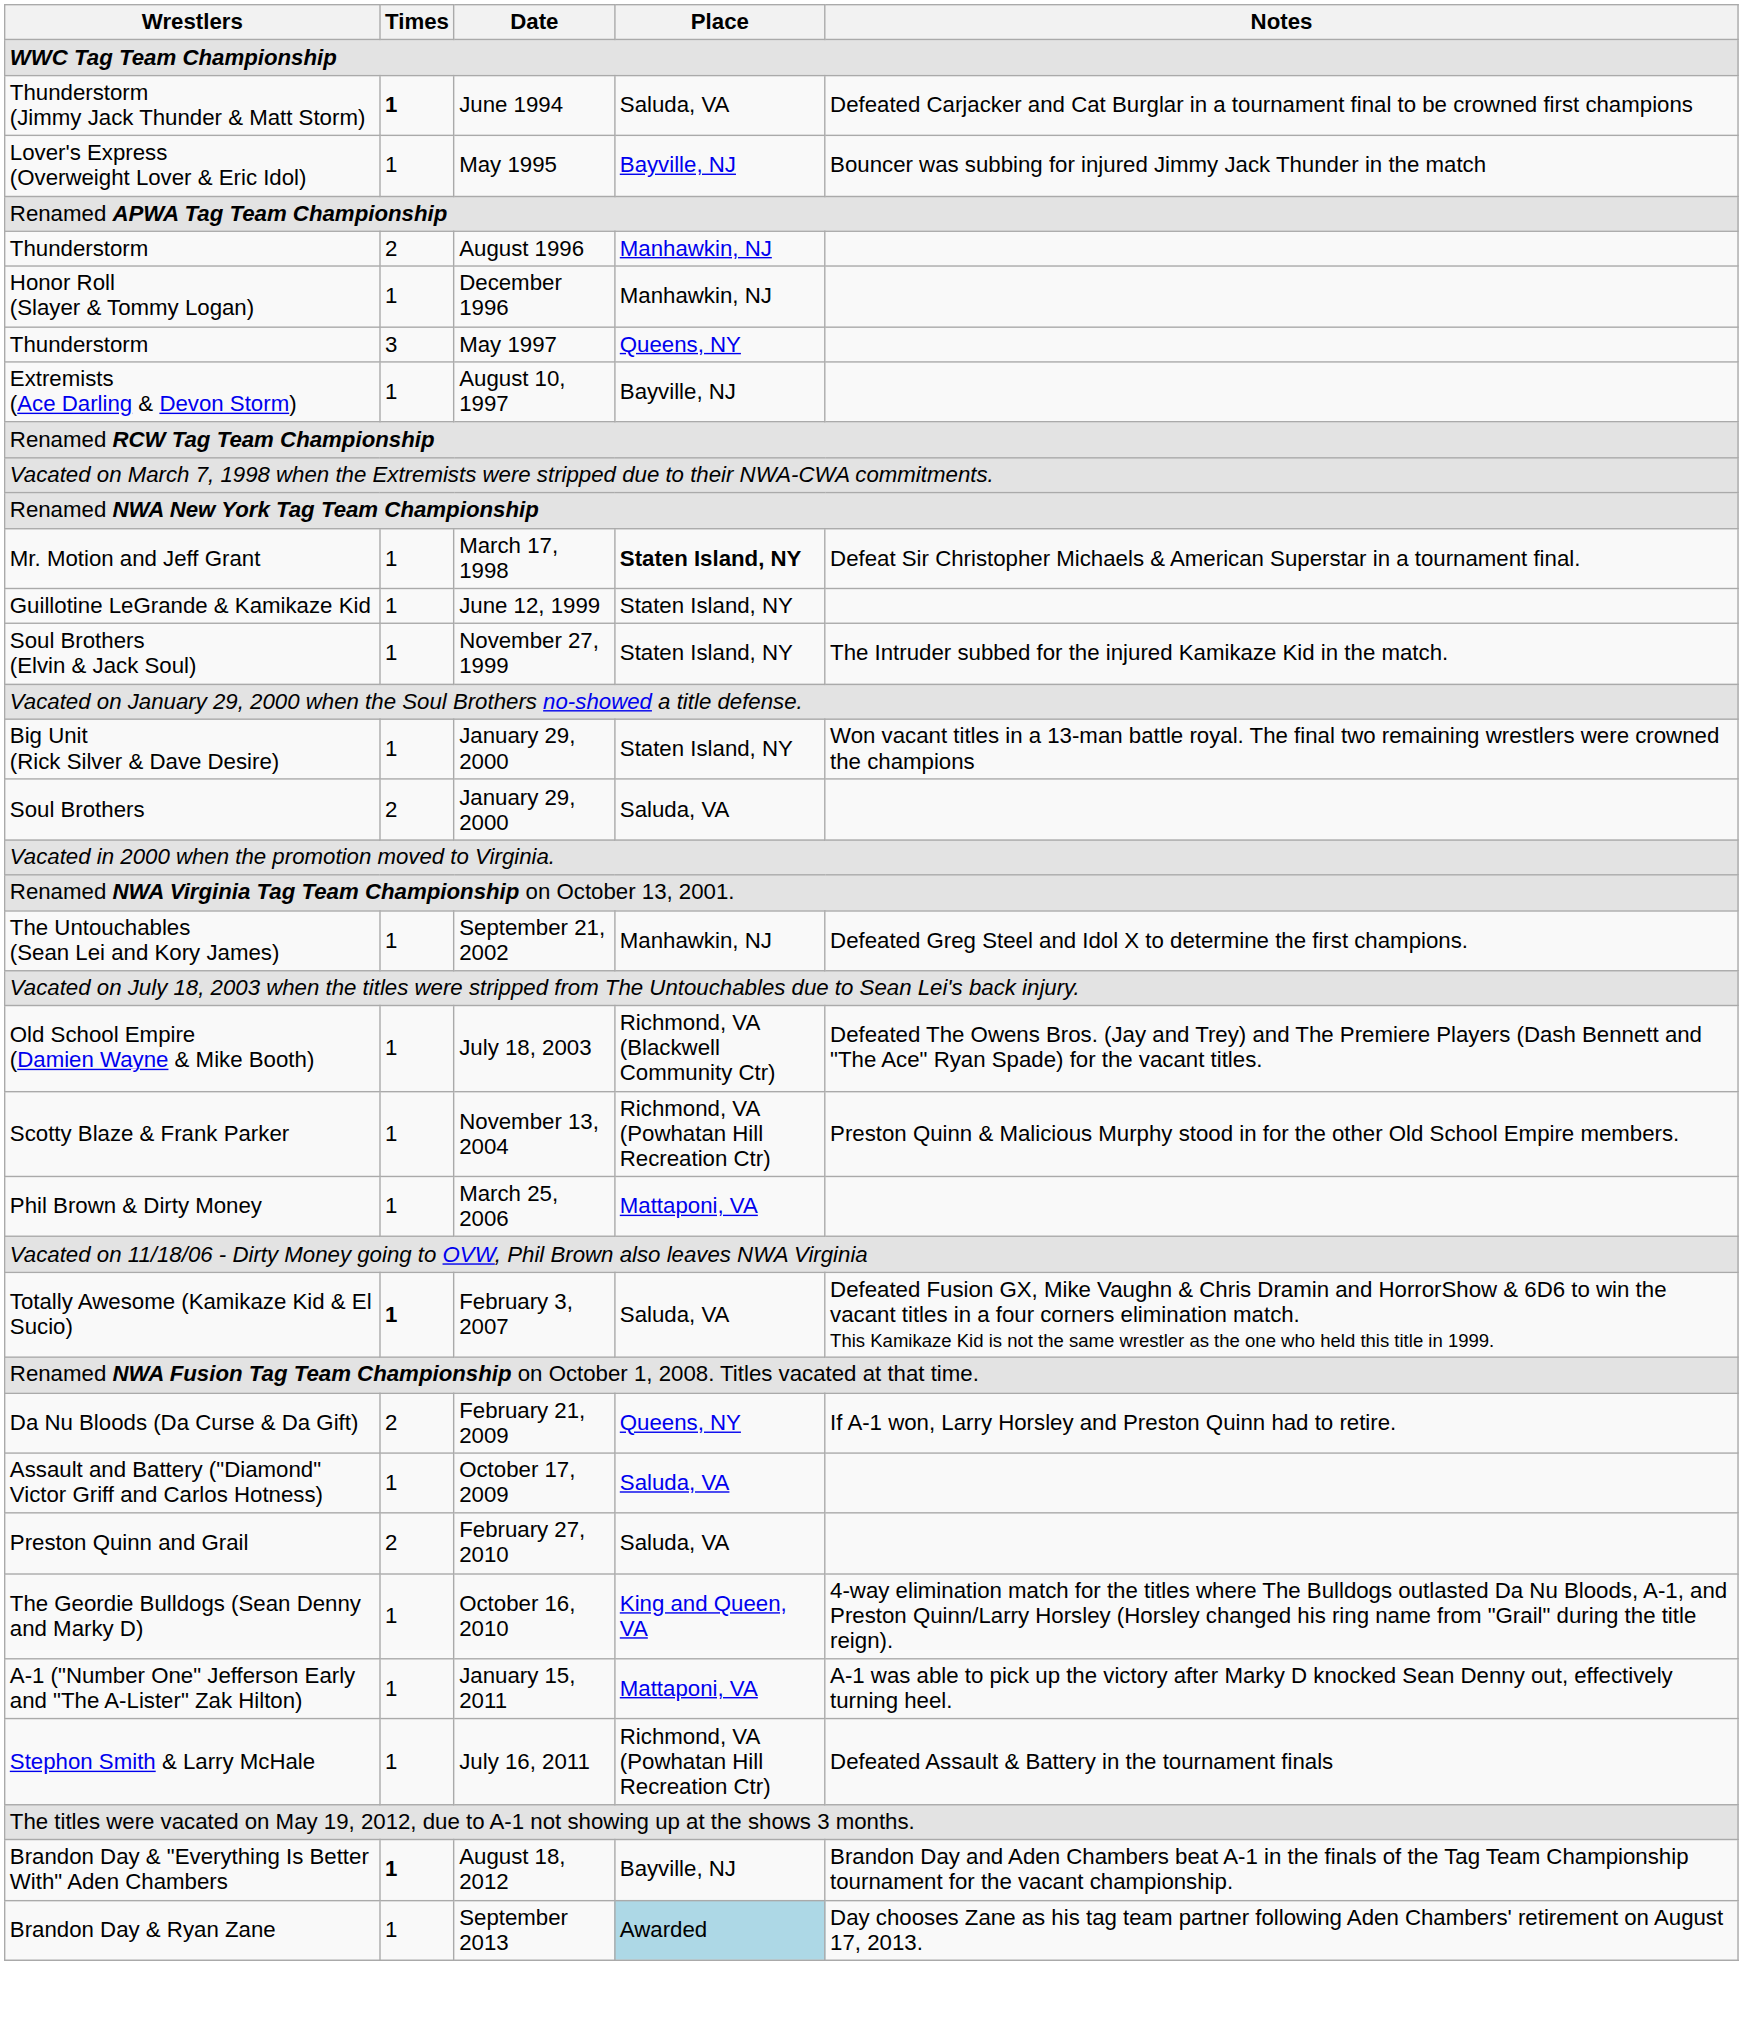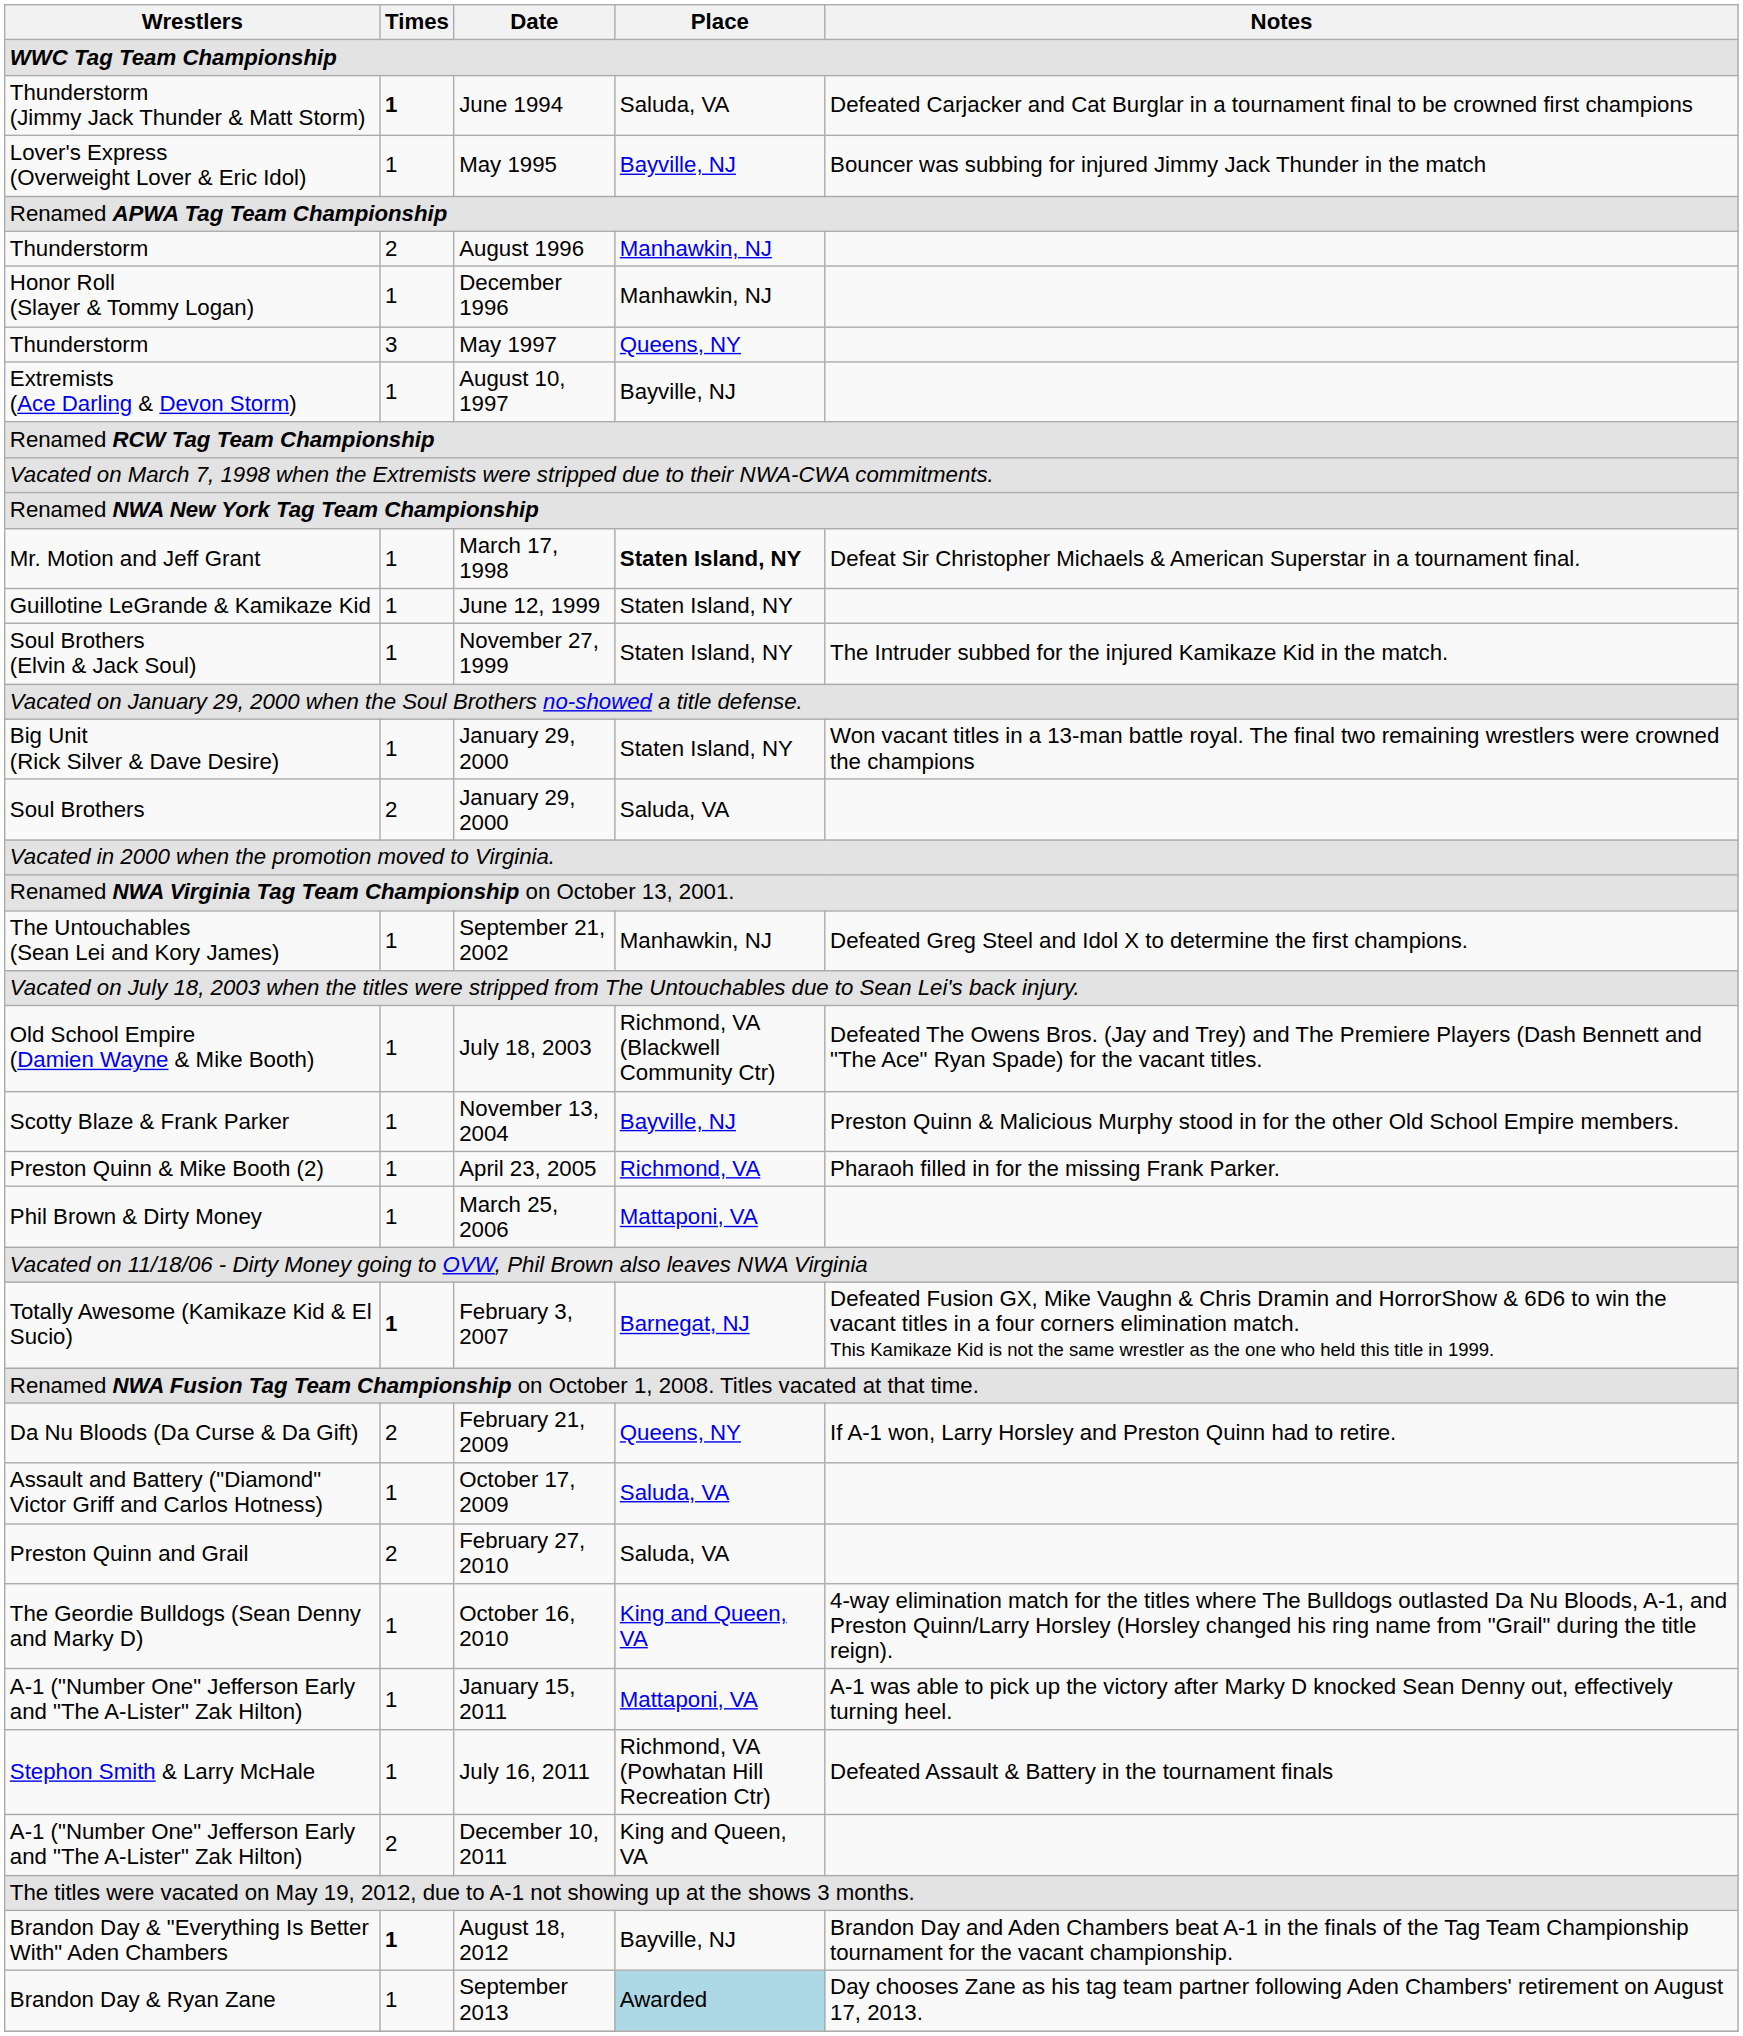(695, 1133) Richmond, VA (Powhatan Hill Recreation Ctr) -> (678, 1121) Bayville, NJ
+ row: (167, 1168)
(675, 1314) Saluda, VA -> (685, 1324) Barnegat, NJ
+ row: (183, 1844)
